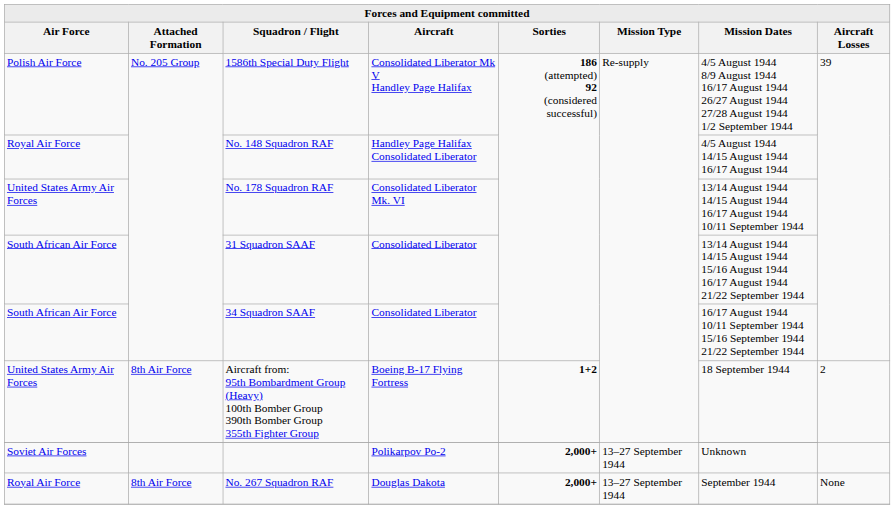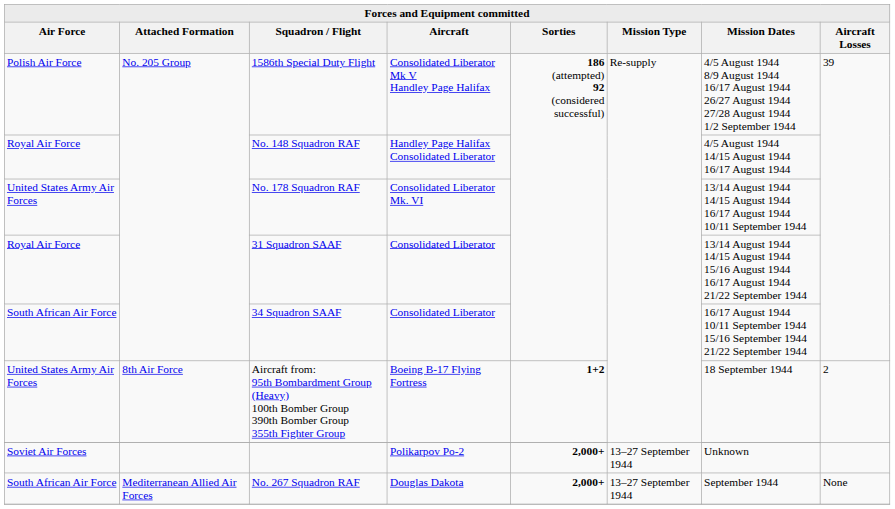(62, 244) South African Air Force -> (44, 244) Royal Air Force
(44, 482) Royal Air Force -> (62, 482) South African Air Force
(161, 482) 8th Air Force -> (179, 488) Mediterranean Allied Air Forces
